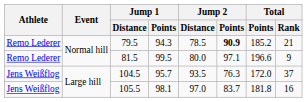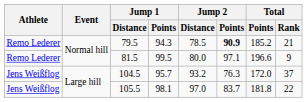(198, 74) 93.5 -> (198, 74) 93.2
(289, 89) 16 -> (289, 89) 22
